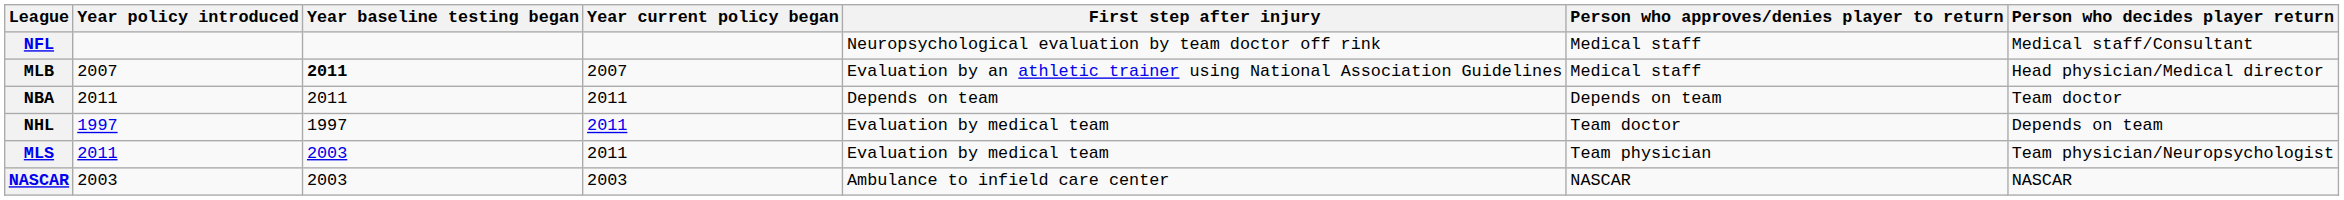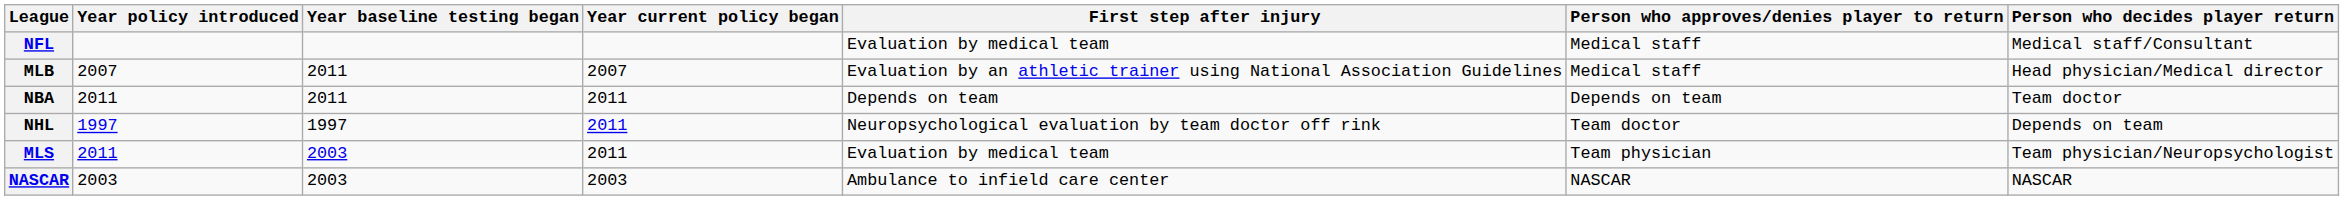(1114, 46) Neuropsychological evaluation by team doctor off rink -> (978, 46) Evaluation by medical team
(327, 73) bold -> (327, 73) normal
(978, 127) Evaluation by medical team -> (1114, 127) Neuropsychological evaluation by team doctor off rink
